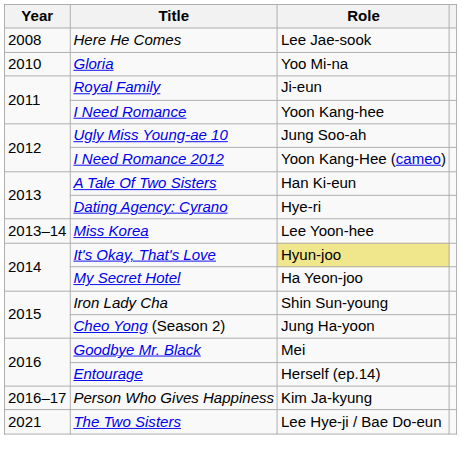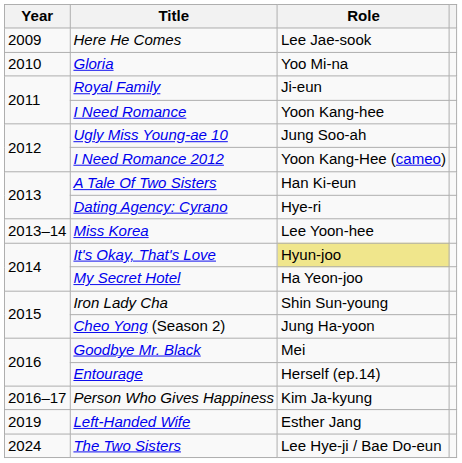(25, 40) 2008 -> (25, 40) 2009
+ row: (132, 421)
(25, 421) 2021 -> (25, 445) 2024
